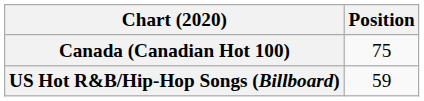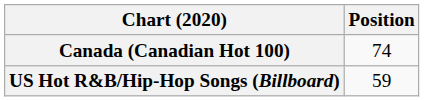(382, 50) 75 -> (382, 50) 74
